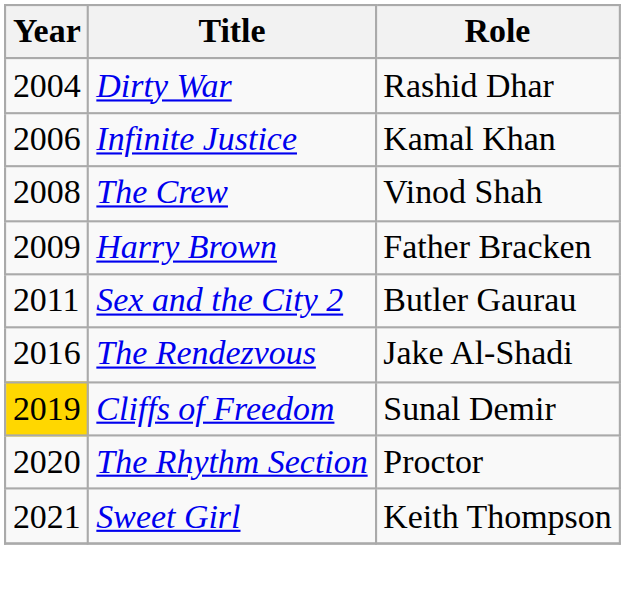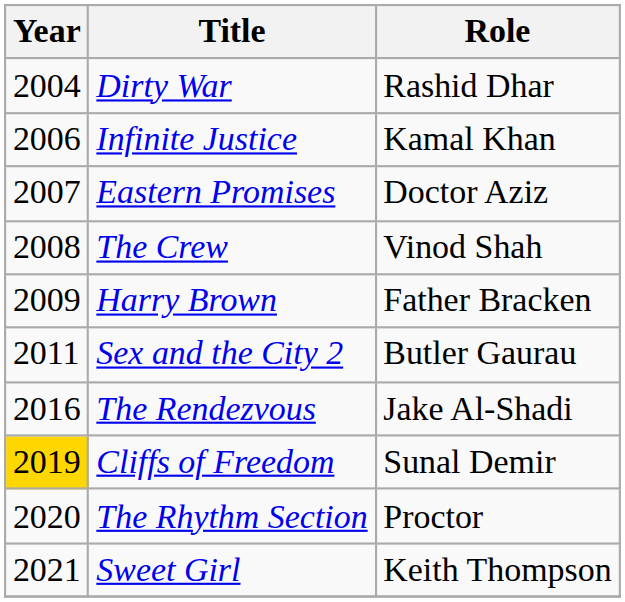+ row: (216, 192)
